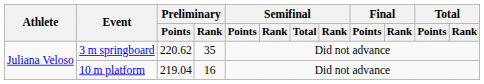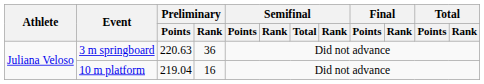(176, 51) 220.62 -> (176, 51) 220.63
(210, 51) 35 -> (210, 51) 36
